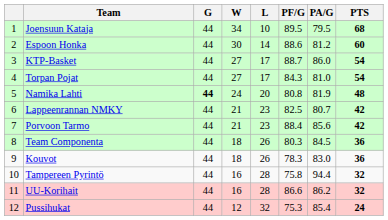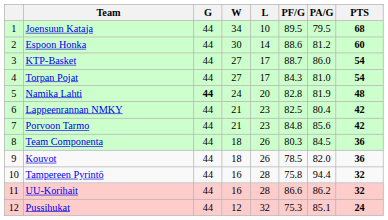(293, 93) 80.8 -> (293, 93) 82.8
(322, 110) 80.7 -> (322, 110) 80.4
(293, 126) 88.4 -> (293, 126) 84.8
(293, 158) 78.3 -> (293, 158) 78.5
(322, 158) 83.0 -> (322, 158) 82.0
(322, 207) 85.4 -> (322, 207) 85.1
